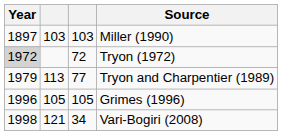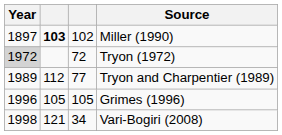(54, 36) normal -> (54, 36) bold
(83, 36) 103 -> (83, 36) 102
(22, 78) 1979 -> (22, 78) 1989
(54, 78) 113 -> (54, 78) 112
